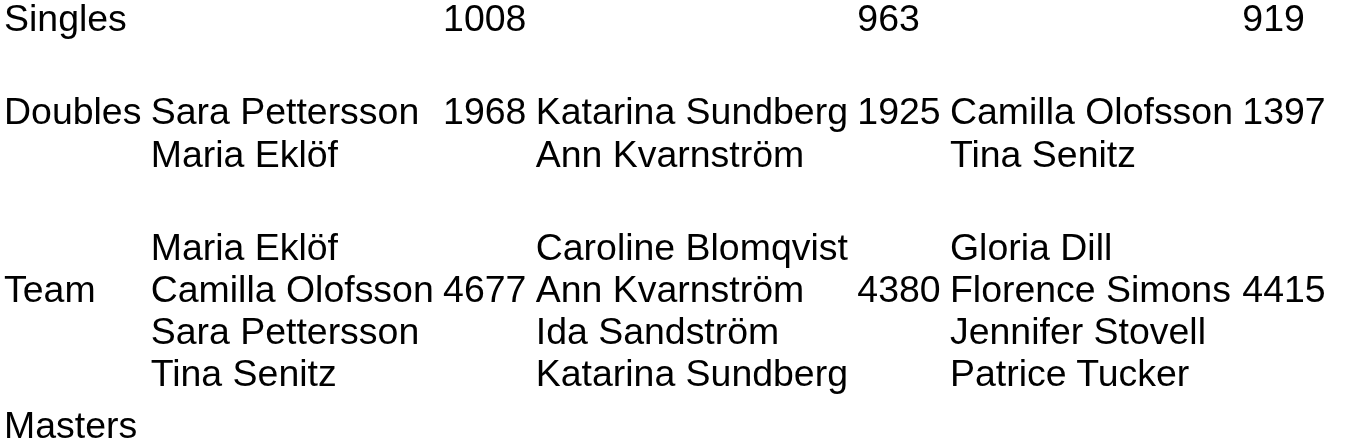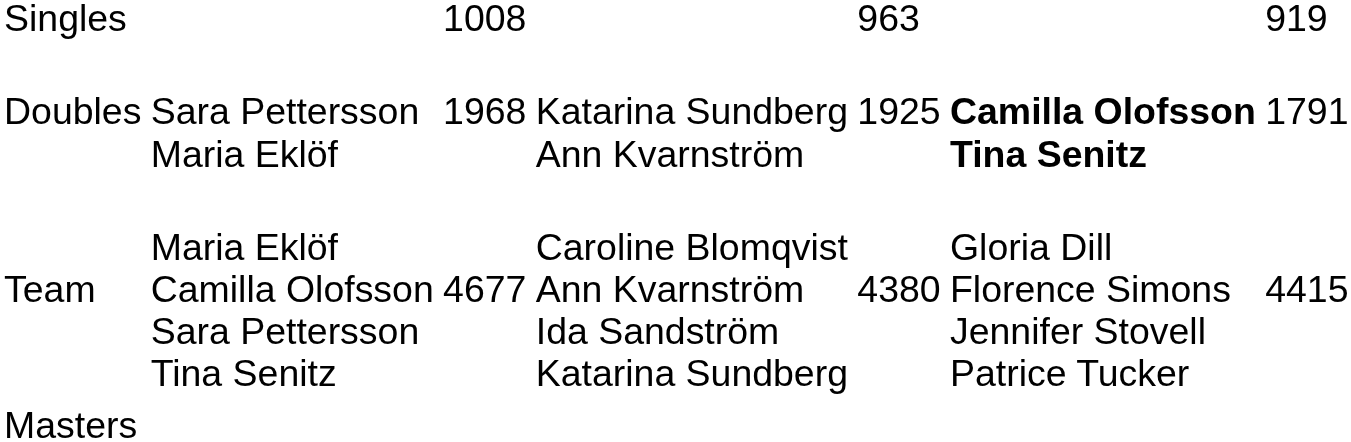(1091, 133) normal -> (1103, 133) bold
(1284, 112) 1397 -> (1307, 112) 1791
